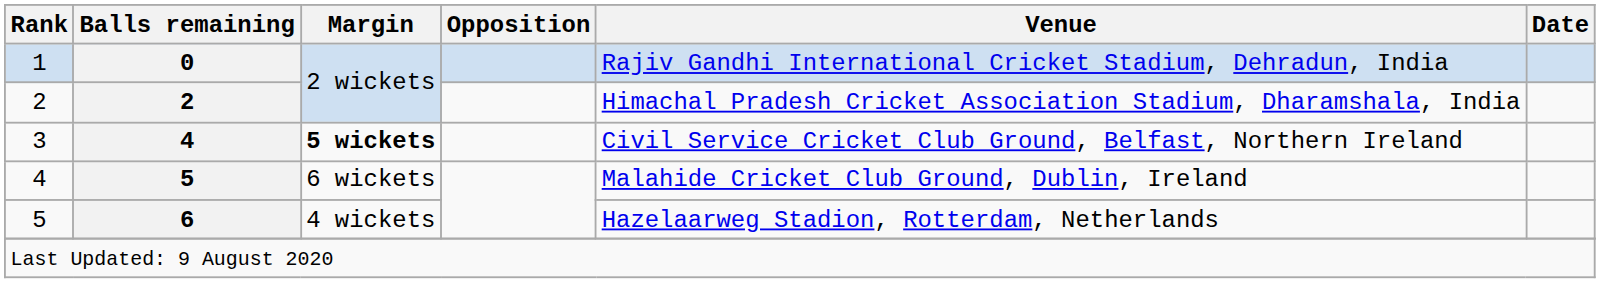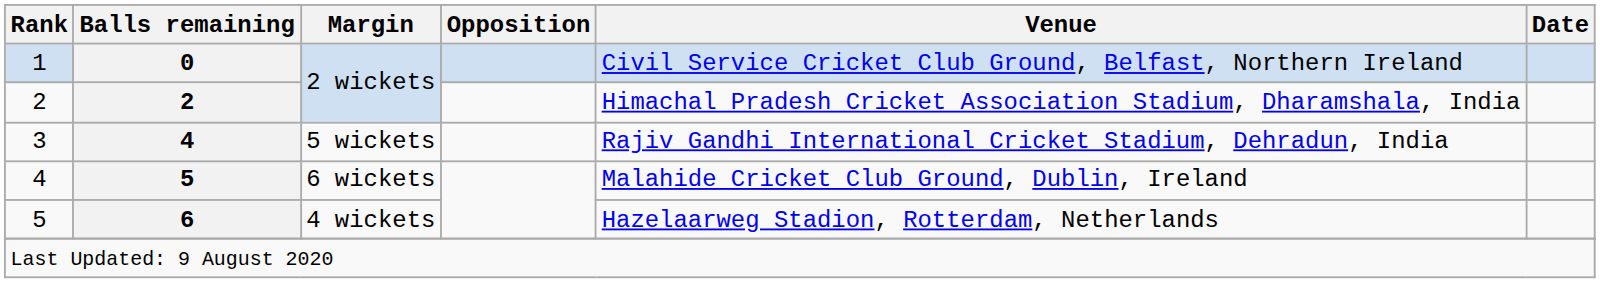(1025, 63) Rajiv Gandhi International Cricket Stadium, Dehradun, India -> (1032, 63) Civil Service Cricket Club Ground, Belfast, Northern Ireland
(371, 141) bold -> (371, 141) normal
(1032, 141) Civil Service Cricket Club Ground, Belfast, Northern Ireland -> (1025, 141) Rajiv Gandhi International Cricket Stadium, Dehradun, India
